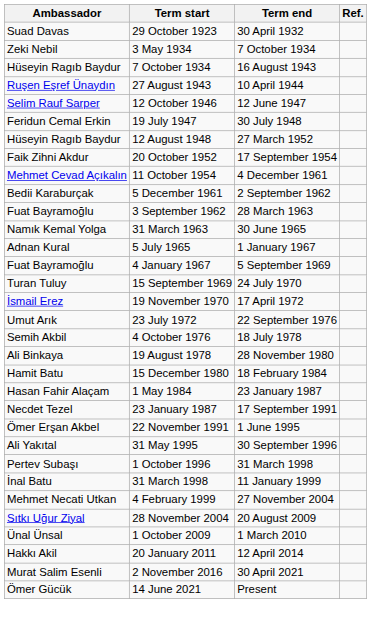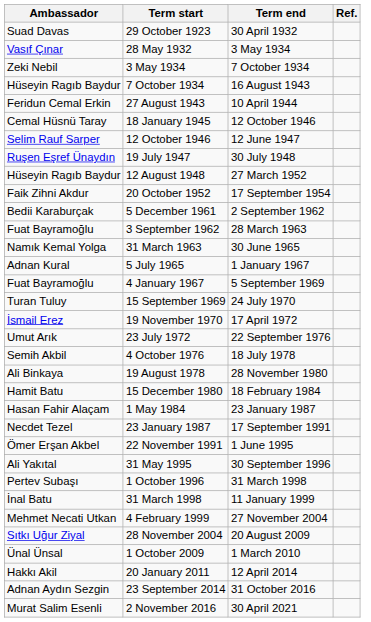+ row: (159, 49)
(61, 85) Ruşen Eşref Ünaydın -> (59, 103) Feridun Cemal Erkin
+ row: (168, 121)
(59, 121) Feridun Cemal Erkin -> (61, 157) Ruşen Eşref Ünaydın
- row: (174, 175)
+ row: (176, 590)
- row: (167, 590)
